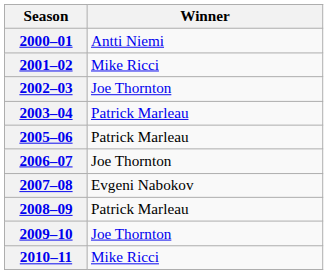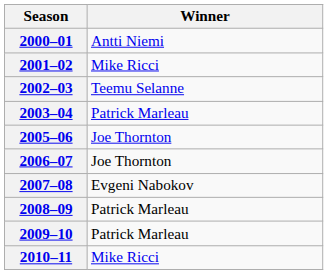(131, 88) Joe Thornton -> (138, 88) Teemu Selanne
(140, 137) Patrick Marleau -> (131, 137) Joe Thornton
(131, 233) Joe Thornton -> (140, 233) Patrick Marleau
